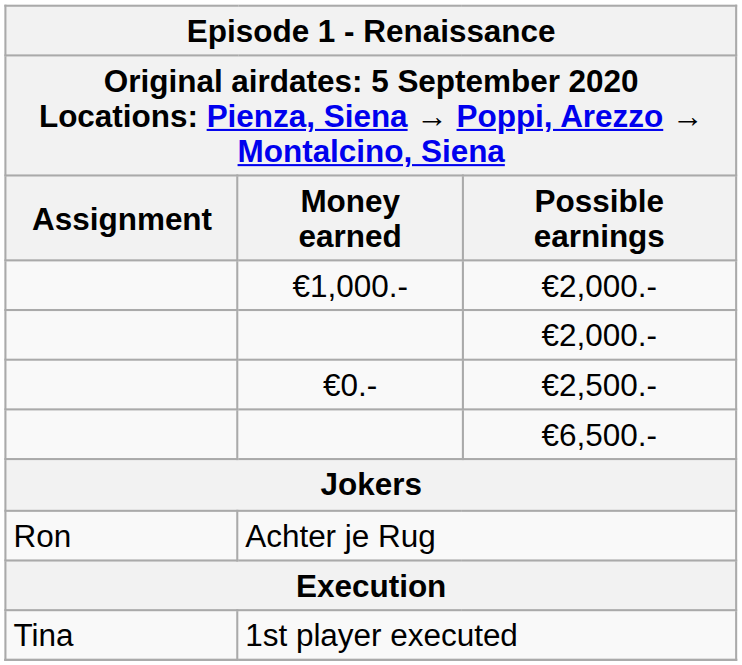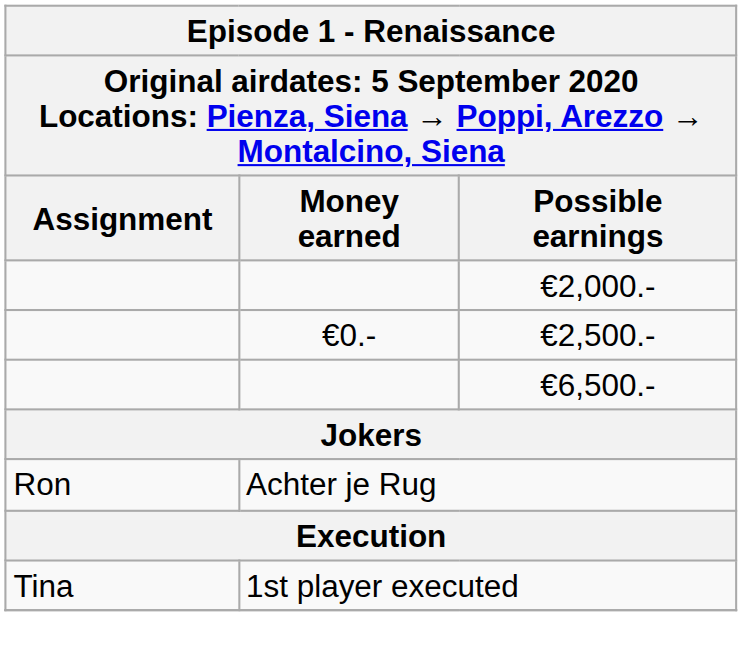- row: (350, 286)
